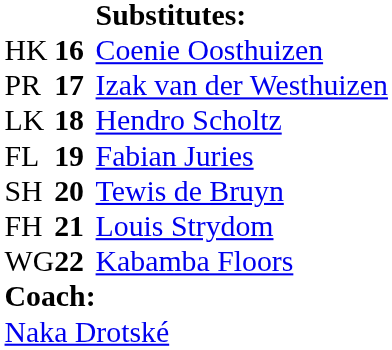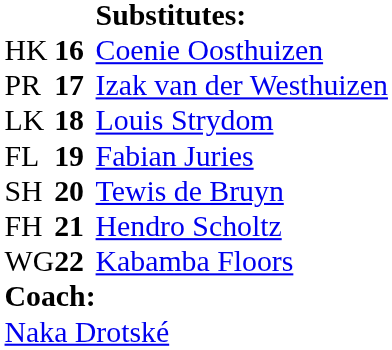(189, 120) Hendro Scholtz -> (185, 120) Louis Strydom
(185, 226) Louis Strydom -> (189, 226) Hendro Scholtz
